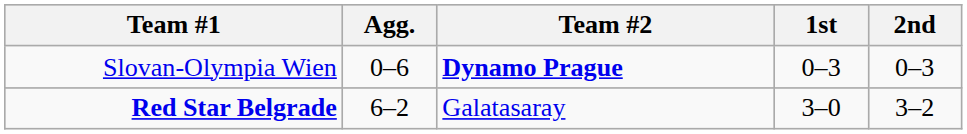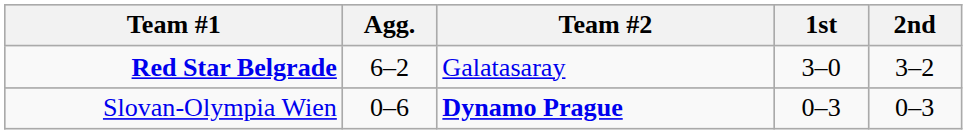rows swapped: (234, 107) <-> (220, 66)
